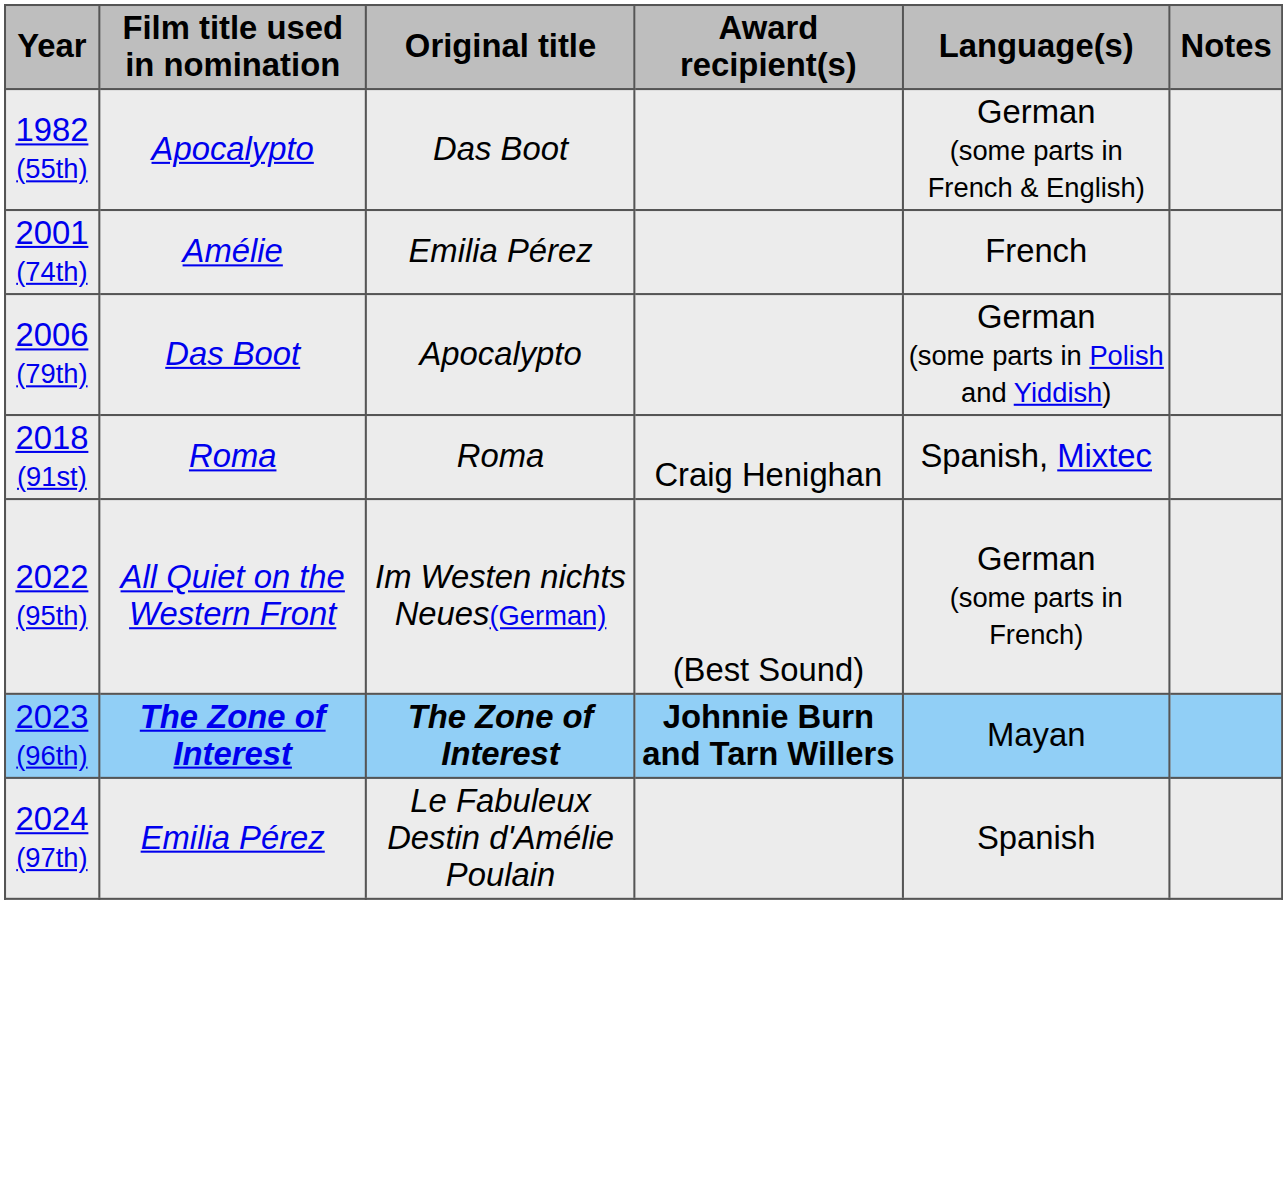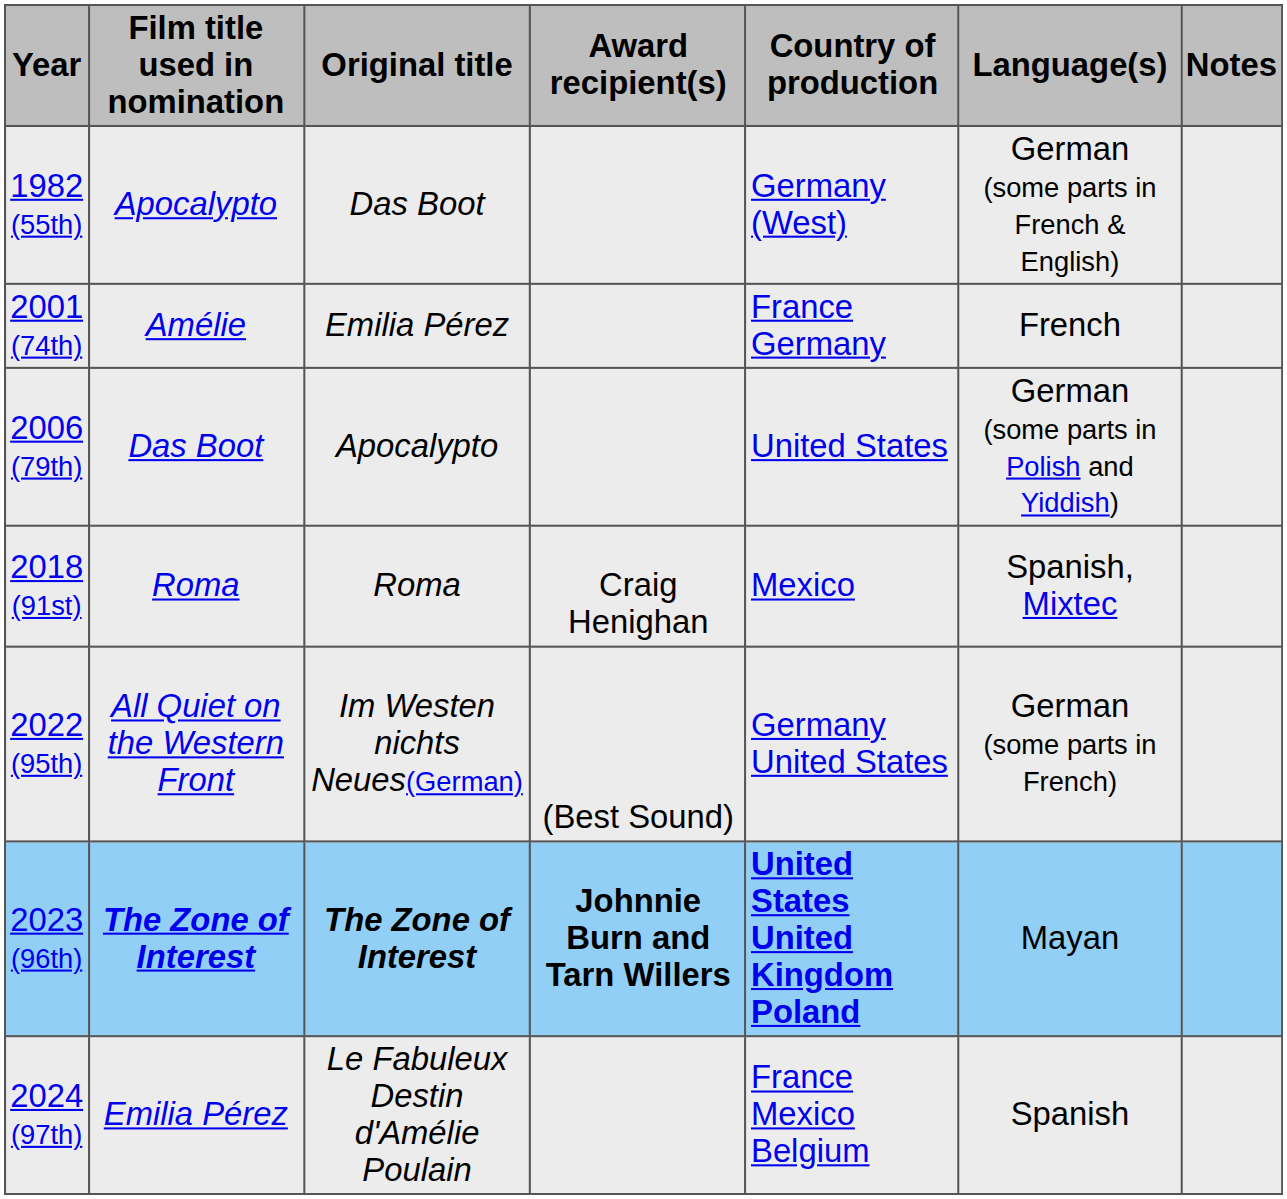+ column: (853, 64)
